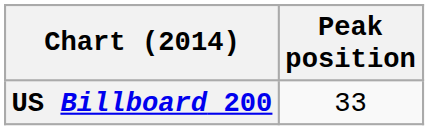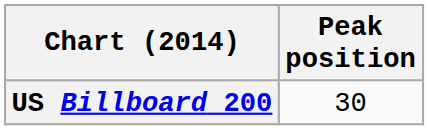(351, 103) 33 -> (351, 103) 30
